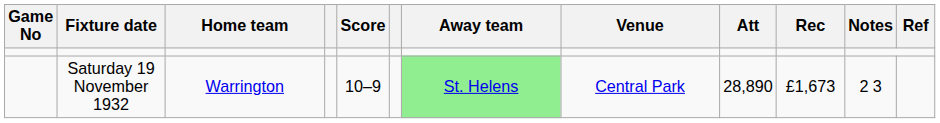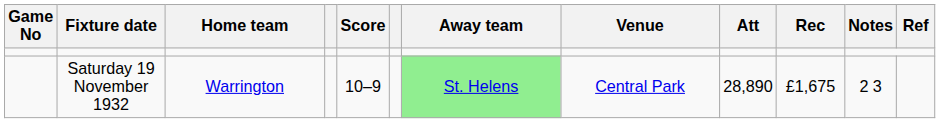(810, 86) £1,673 -> (810, 86) £1,675
